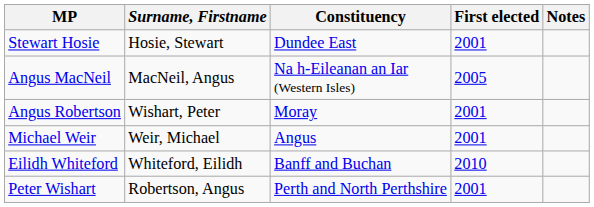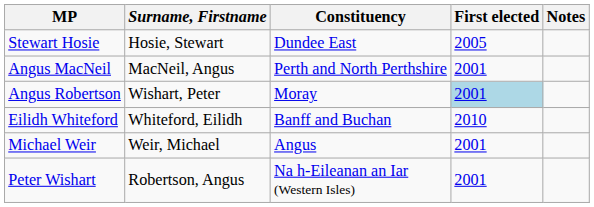(471, 42) 2001 -> (471, 42) 2005
(341, 77) Na h-Eileanan an Iar (Western Isles) -> (361, 68) Perth and North Perthshire
(471, 77) 2005 -> (471, 68) 2001
(471, 112) no background -> (471, 94) lightblue background
rows swapped: (63, 163) <-> (52, 138)
(361, 189) Perth and North Perthshire -> (341, 180) Na h-Eileanan an Iar (Western Isles)
